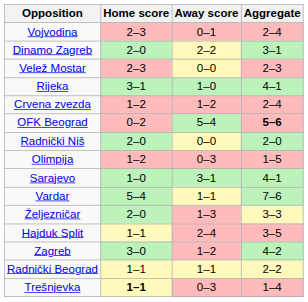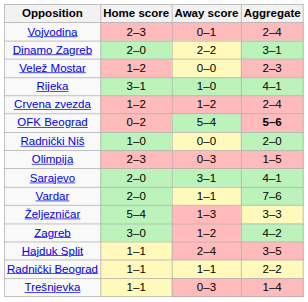(136, 68) 2–3 -> (136, 68) 1–2
(136, 141) 2–0 -> (136, 141) 1–0
(136, 159) 1–2 -> (136, 159) 2–3
(136, 178) 1–0 -> (136, 178) 2–0
(136, 196) 5–4 -> (136, 196) 2–0
(136, 214) 2–0 -> (136, 214) 5–4
rows swapped: (52, 232) <-> (52, 251)
(136, 287) bold -> (136, 287) normal
